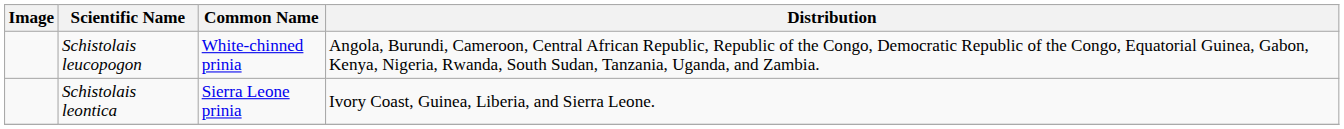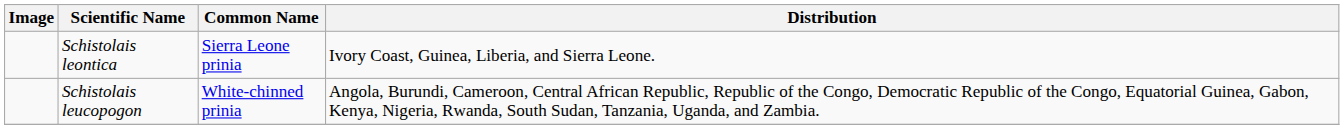rows swapped: (102, 54) <-> (99, 101)
